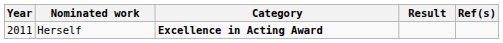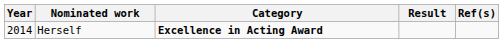(20, 30) 2011 -> (20, 30) 2014
